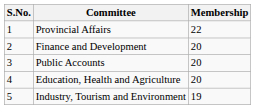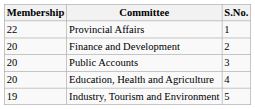columns swapped: (19, 12) <-> (220, 12)
